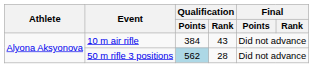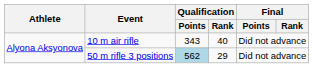(192, 41) 384 -> (192, 41) 343
(223, 41) 43 -> (223, 41) 40
(223, 56) 28 -> (223, 56) 29
